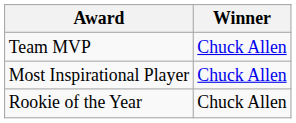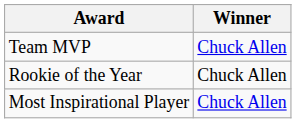rows swapped: (99, 74) <-> (75, 103)
